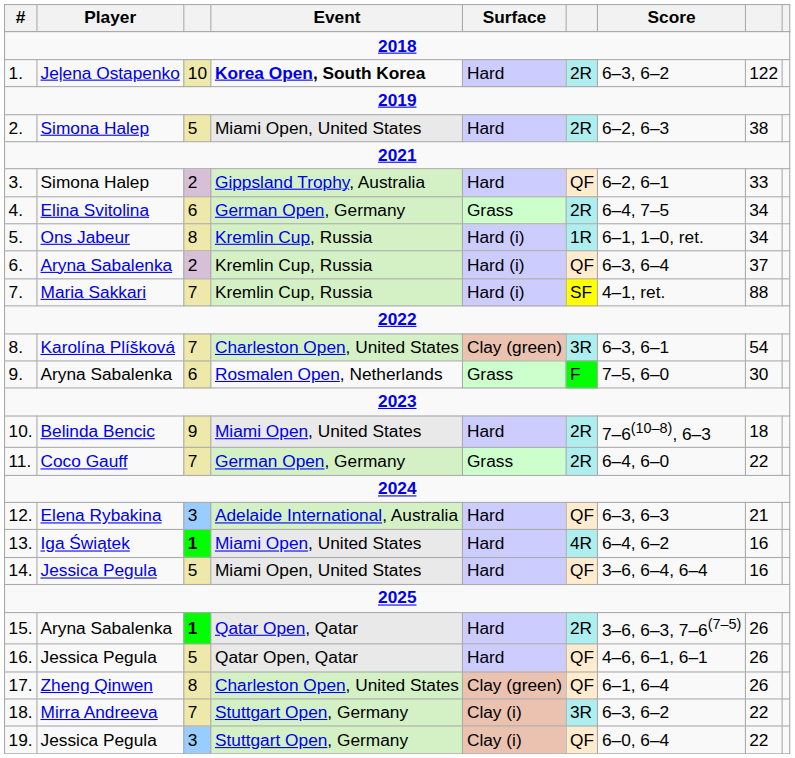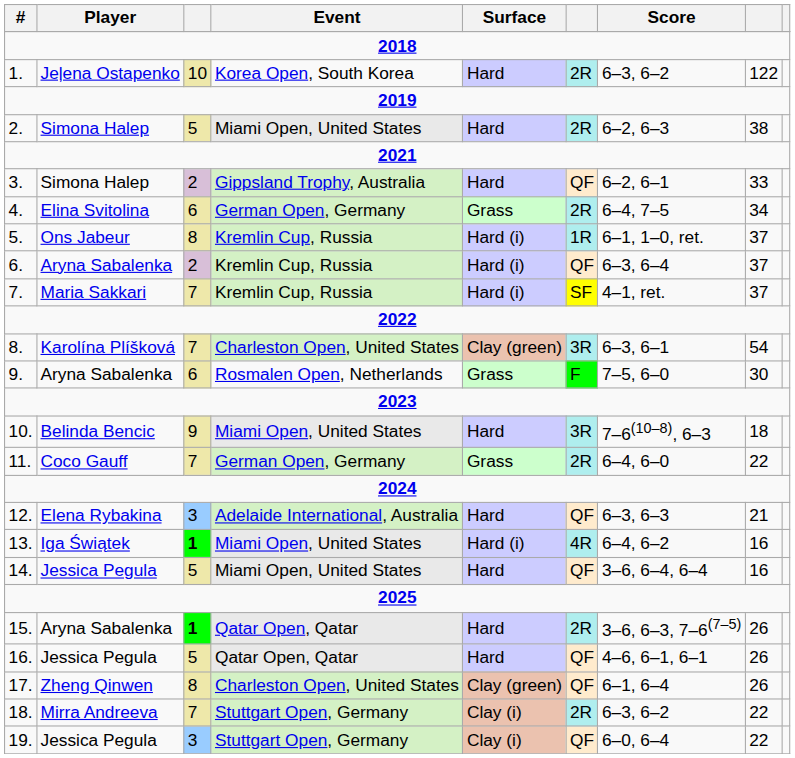(320, 73) bold -> (314, 73) normal
(759, 237) 34 -> (759, 237) 37
(759, 292) 88 -> (759, 292) 37
(581, 431) 2R -> (581, 431) 3R
(486, 543) Hard -> (496, 543) Hard (i)
(581, 712) 3R -> (581, 712) 2R
